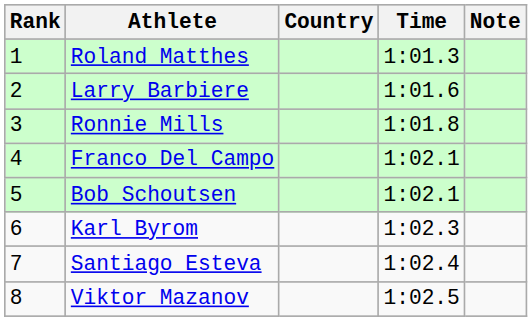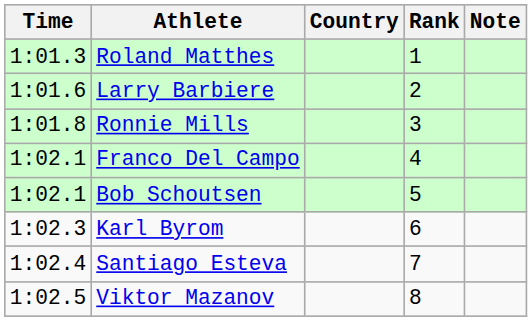columns swapped: (35, 22) <-> (422, 22)
